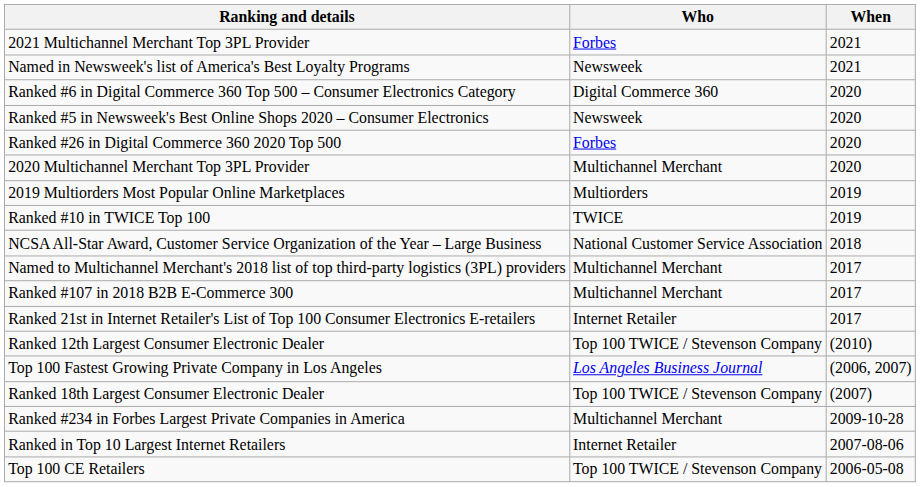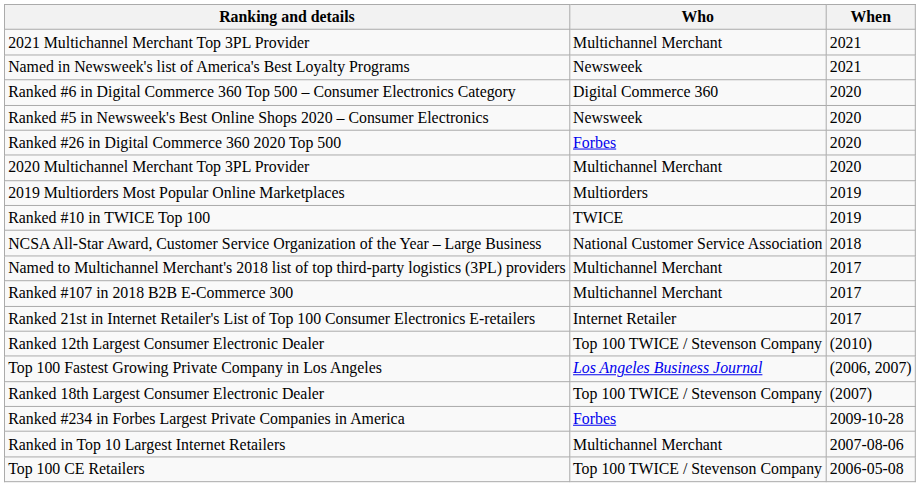(595, 42) Forbes -> (648, 42) Multichannel Merchant
(648, 419) Multichannel Merchant -> (595, 419) Forbes
(625, 444) Internet Retailer -> (648, 444) Multichannel Merchant
